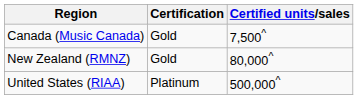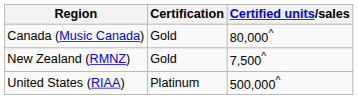(248, 36) 7,500^ -> (252, 36) 80,000^
(252, 59) 80,000^ -> (248, 59) 7,500^
